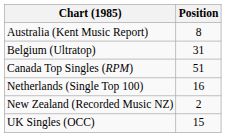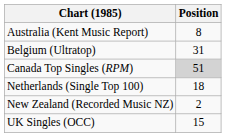(199, 68) no background -> (199, 68) lightgrey background
(199, 86) 16 -> (199, 86) 18
